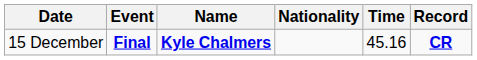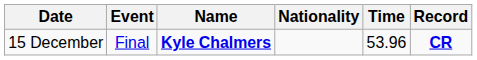(132, 42) bold -> (132, 42) normal
(386, 42) 45.16 -> (386, 42) 53.96
